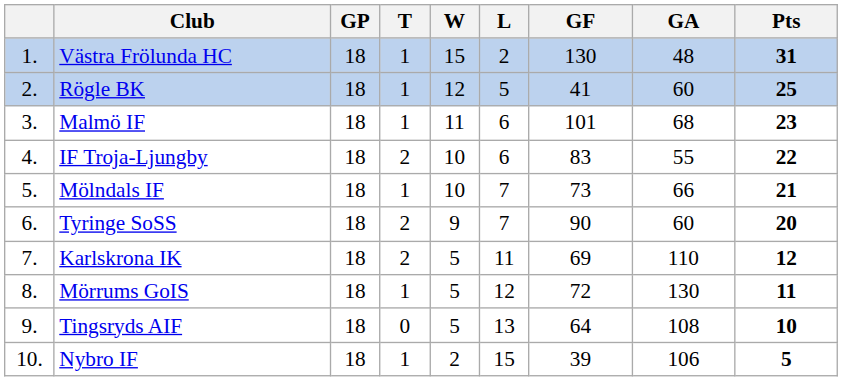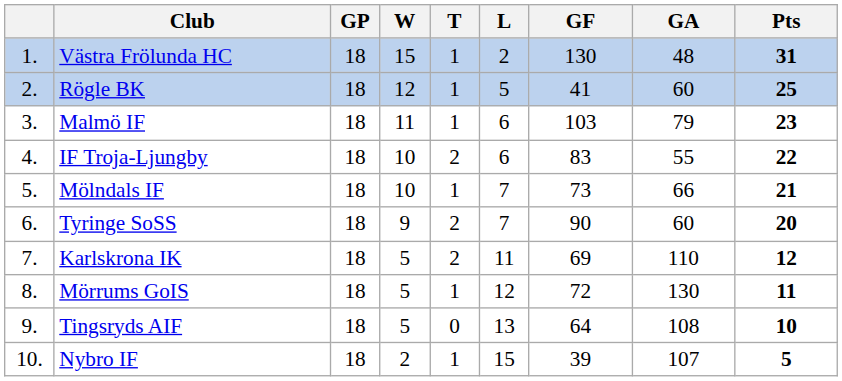columns swapped: (454, 21) <-> (405, 21)
(580, 122) 101 -> (580, 122) 103
(683, 122) 68 -> (683, 122) 79
(683, 358) 106 -> (683, 358) 107
